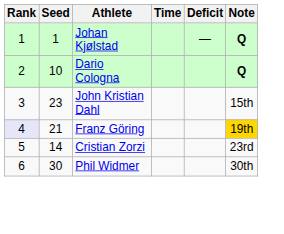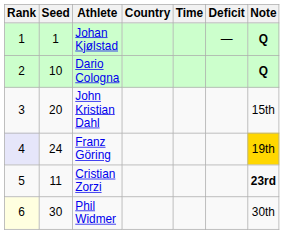+ column: (148, 13)
(56, 103) 23 -> (56, 110) 20
(56, 128) 21 -> (56, 148) 24
(56, 147) 14 -> (56, 181) 11
(242, 147) normal -> (263, 181) bold
(22, 166) no background -> (22, 213) lightyellow background
